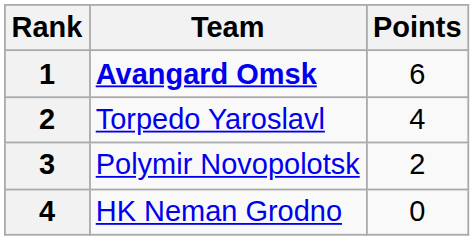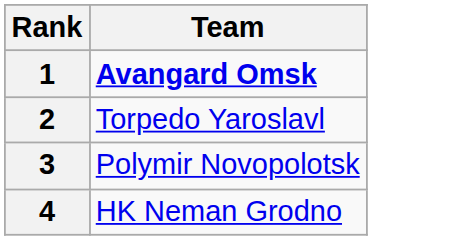- column: (417, 27)
